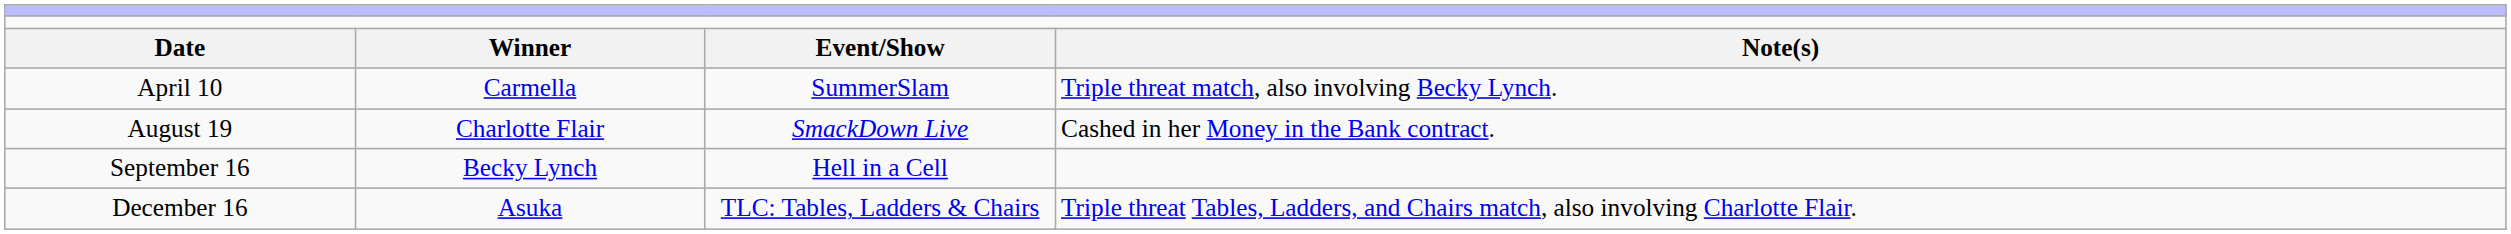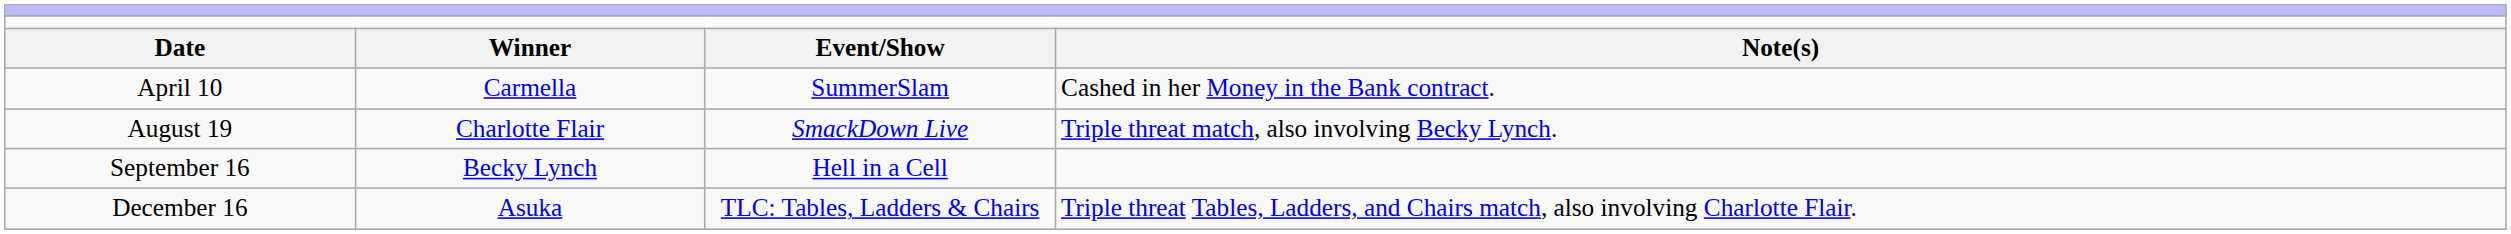(1309, 87) Triple threat match, also involving Becky Lynch. -> (1278, 87) Cashed in her Money in the Bank contract.
(1278, 128) Cashed in her Money in the Bank contract. -> (1309, 128) Triple threat match, also involving Becky Lynch.
